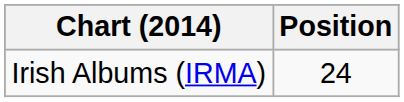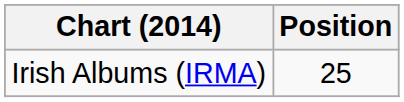(336, 72) 24 -> (336, 72) 25
